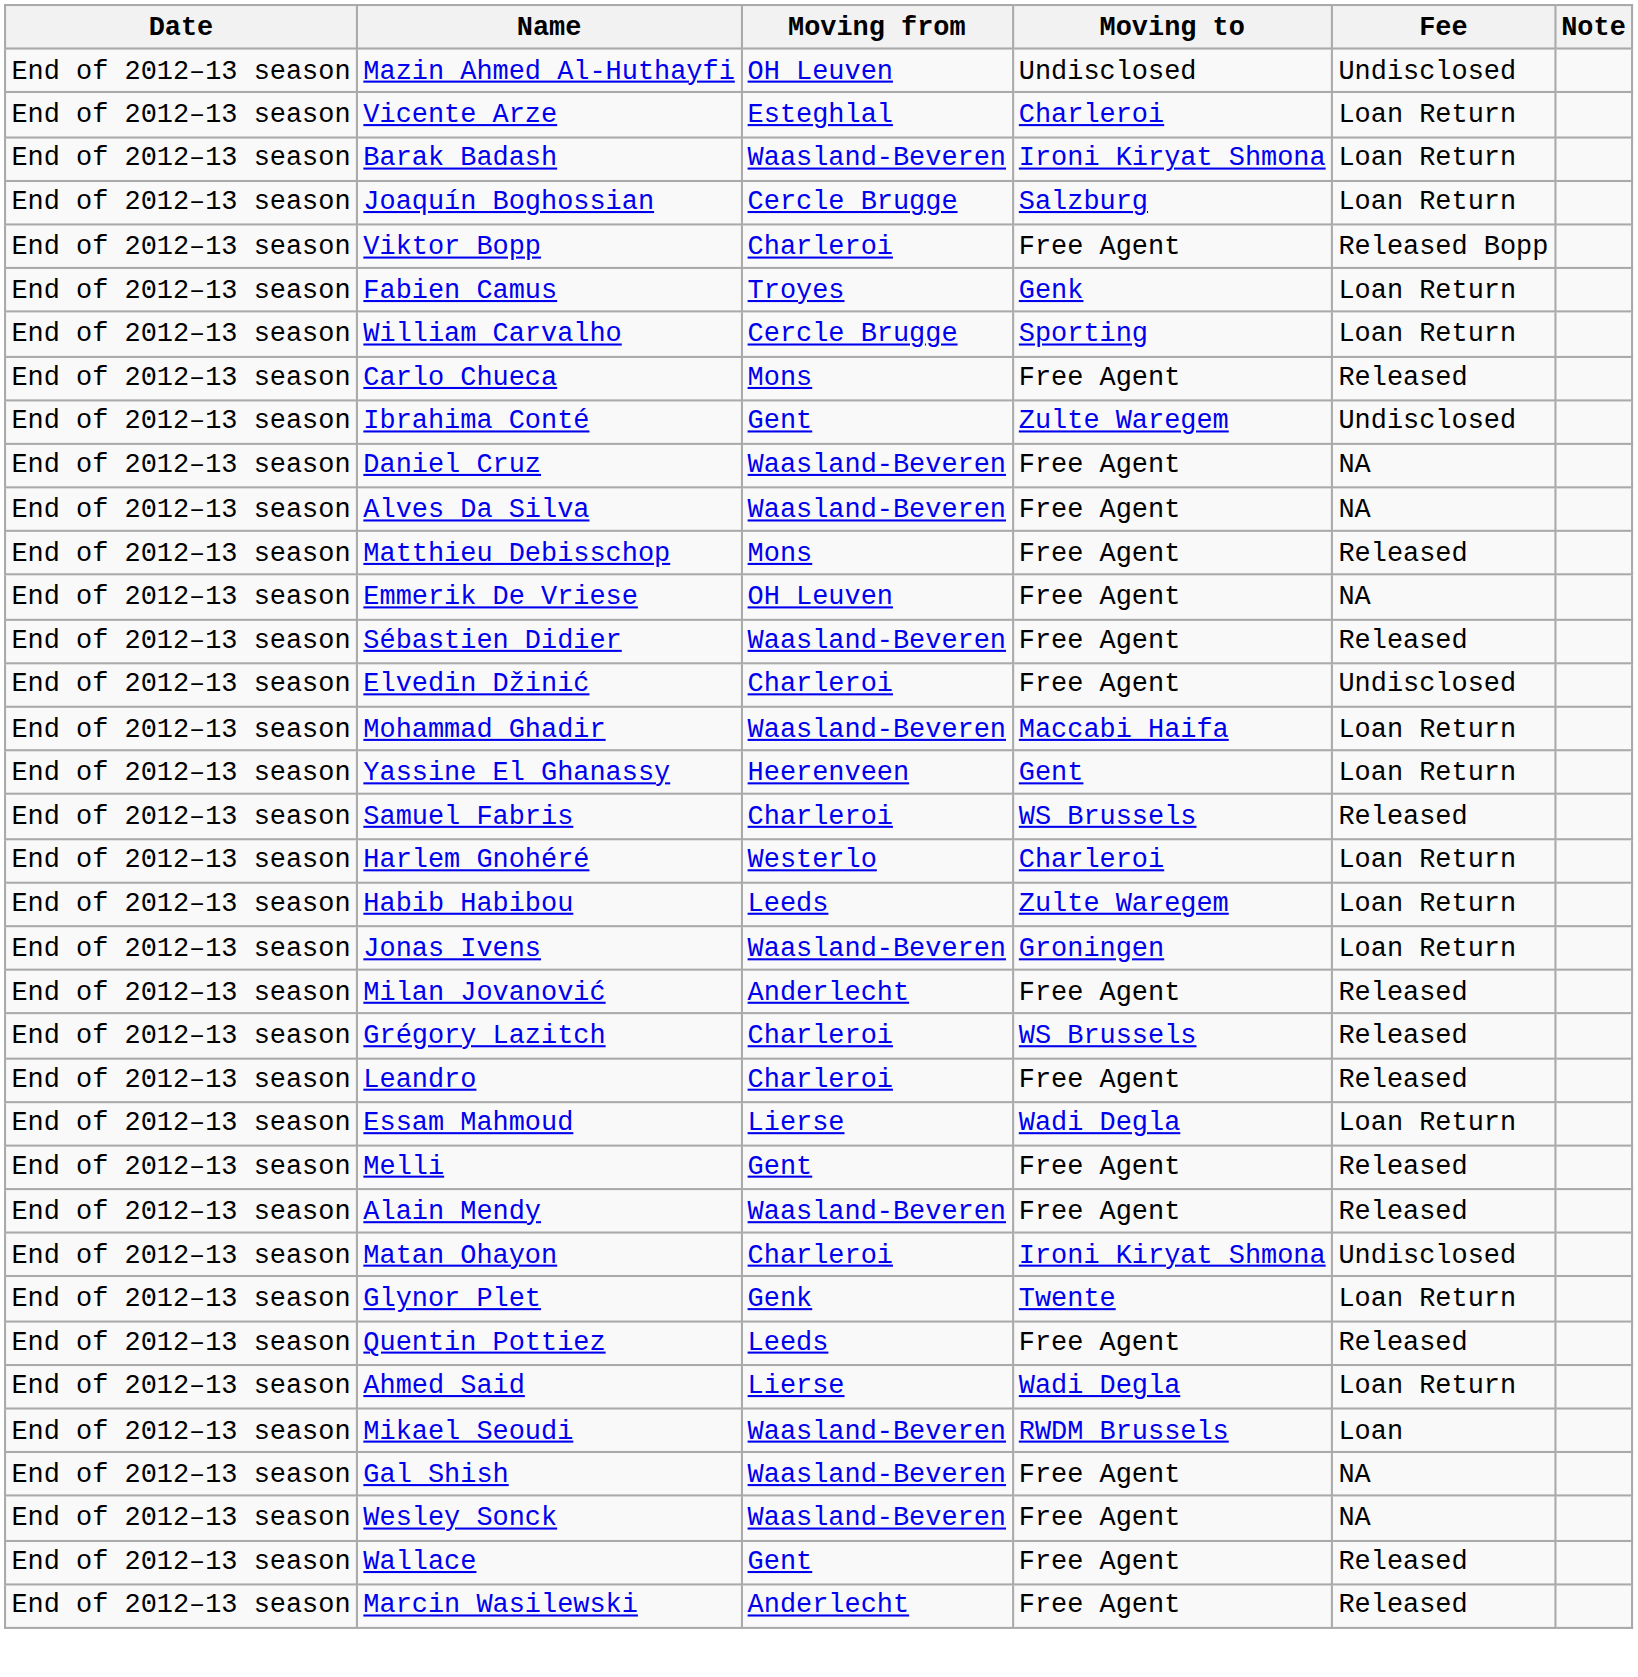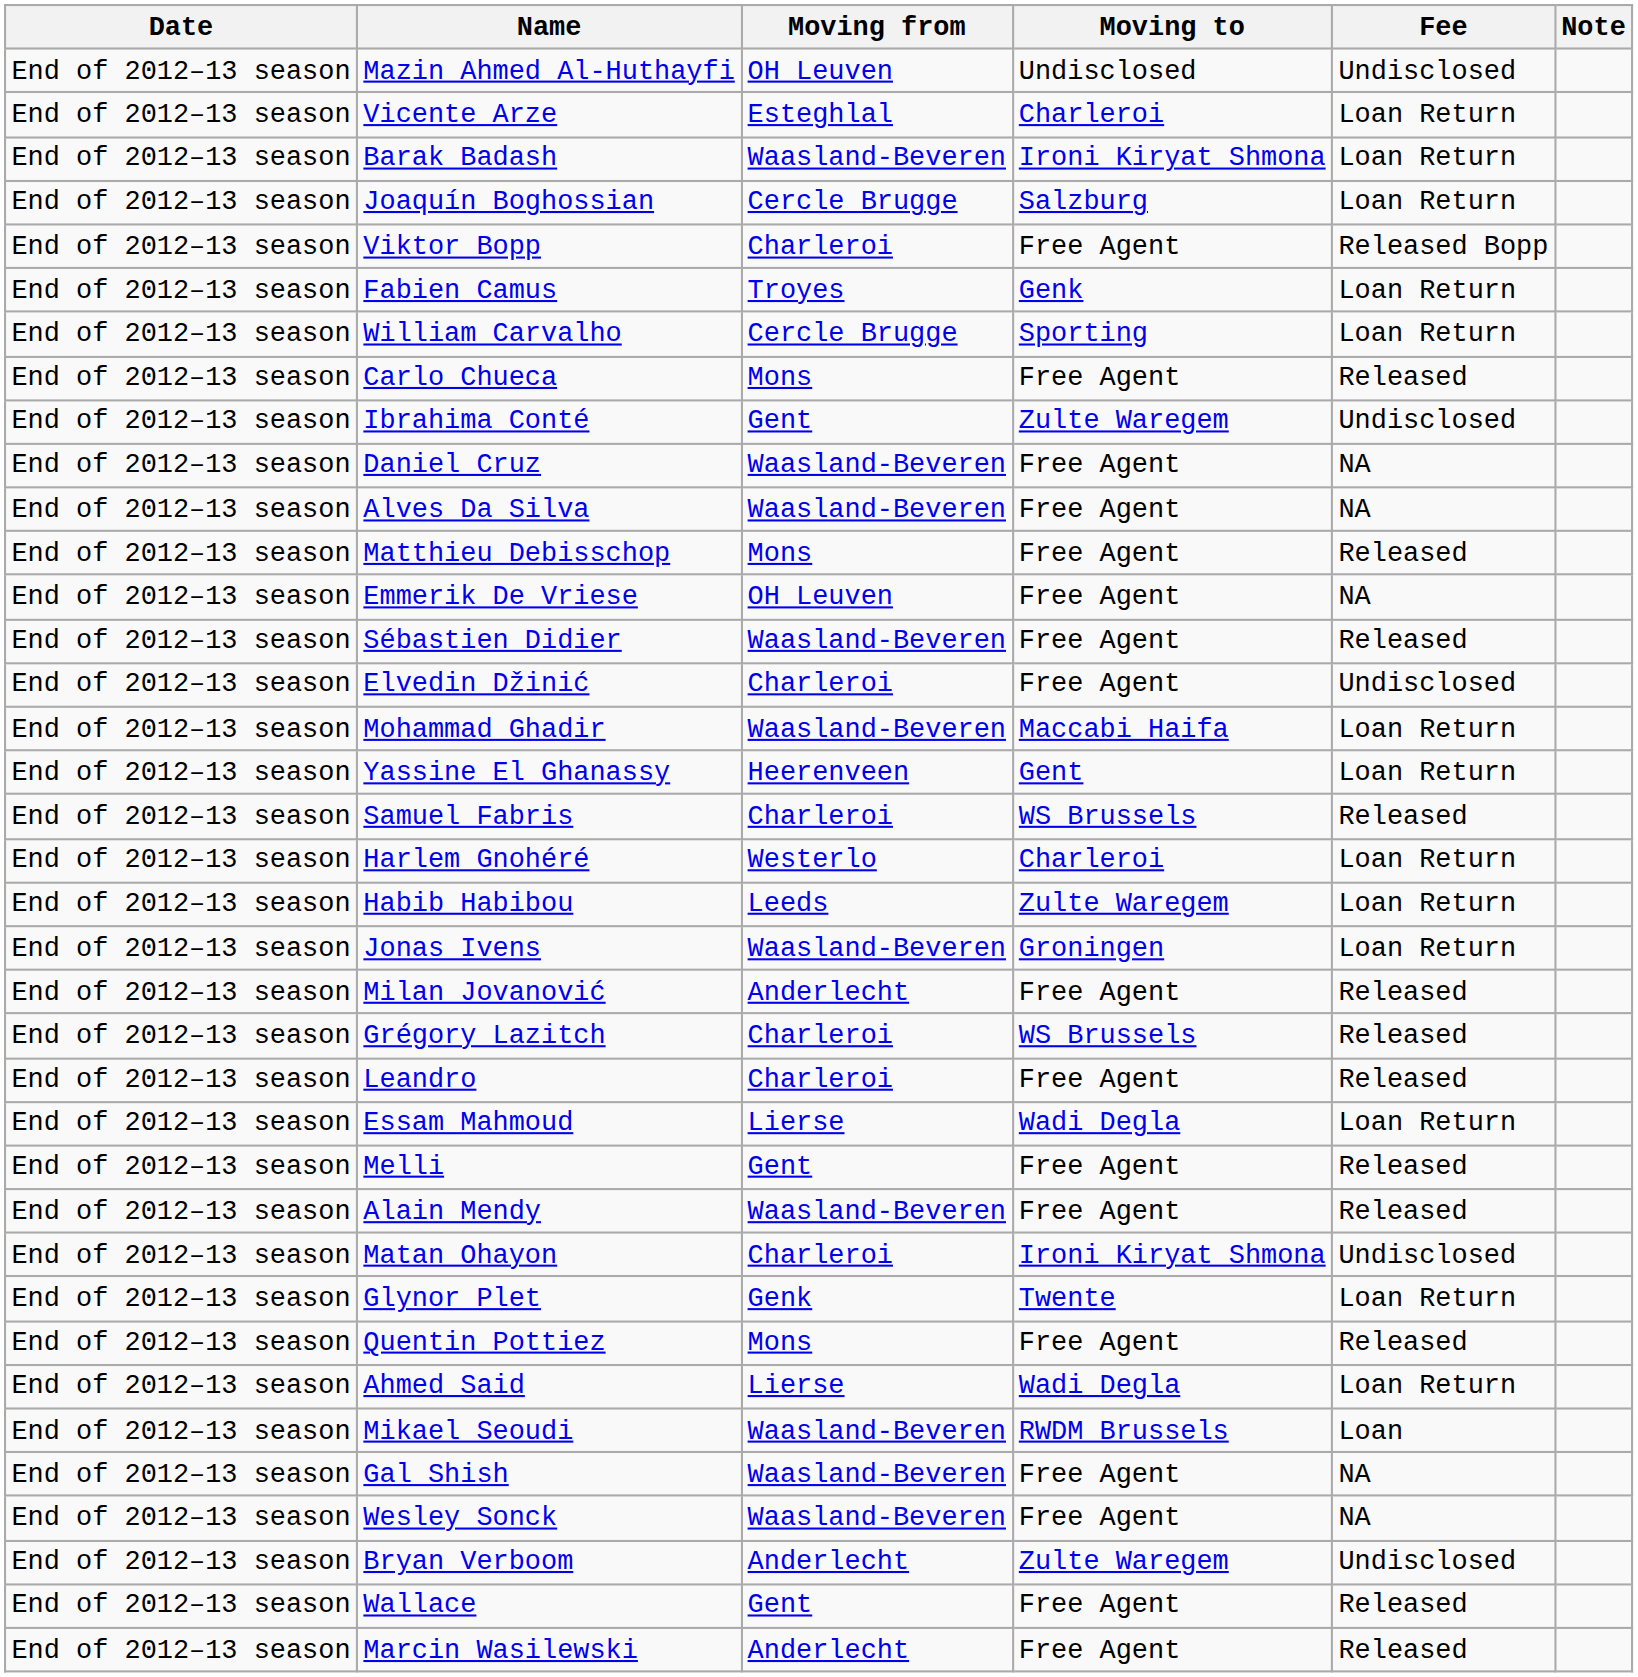(788, 1343) Leeds -> (780, 1343) Mons
+ row: (468, 1562)
